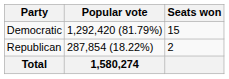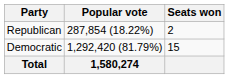rows swapped: (34, 30) <-> (34, 47)
